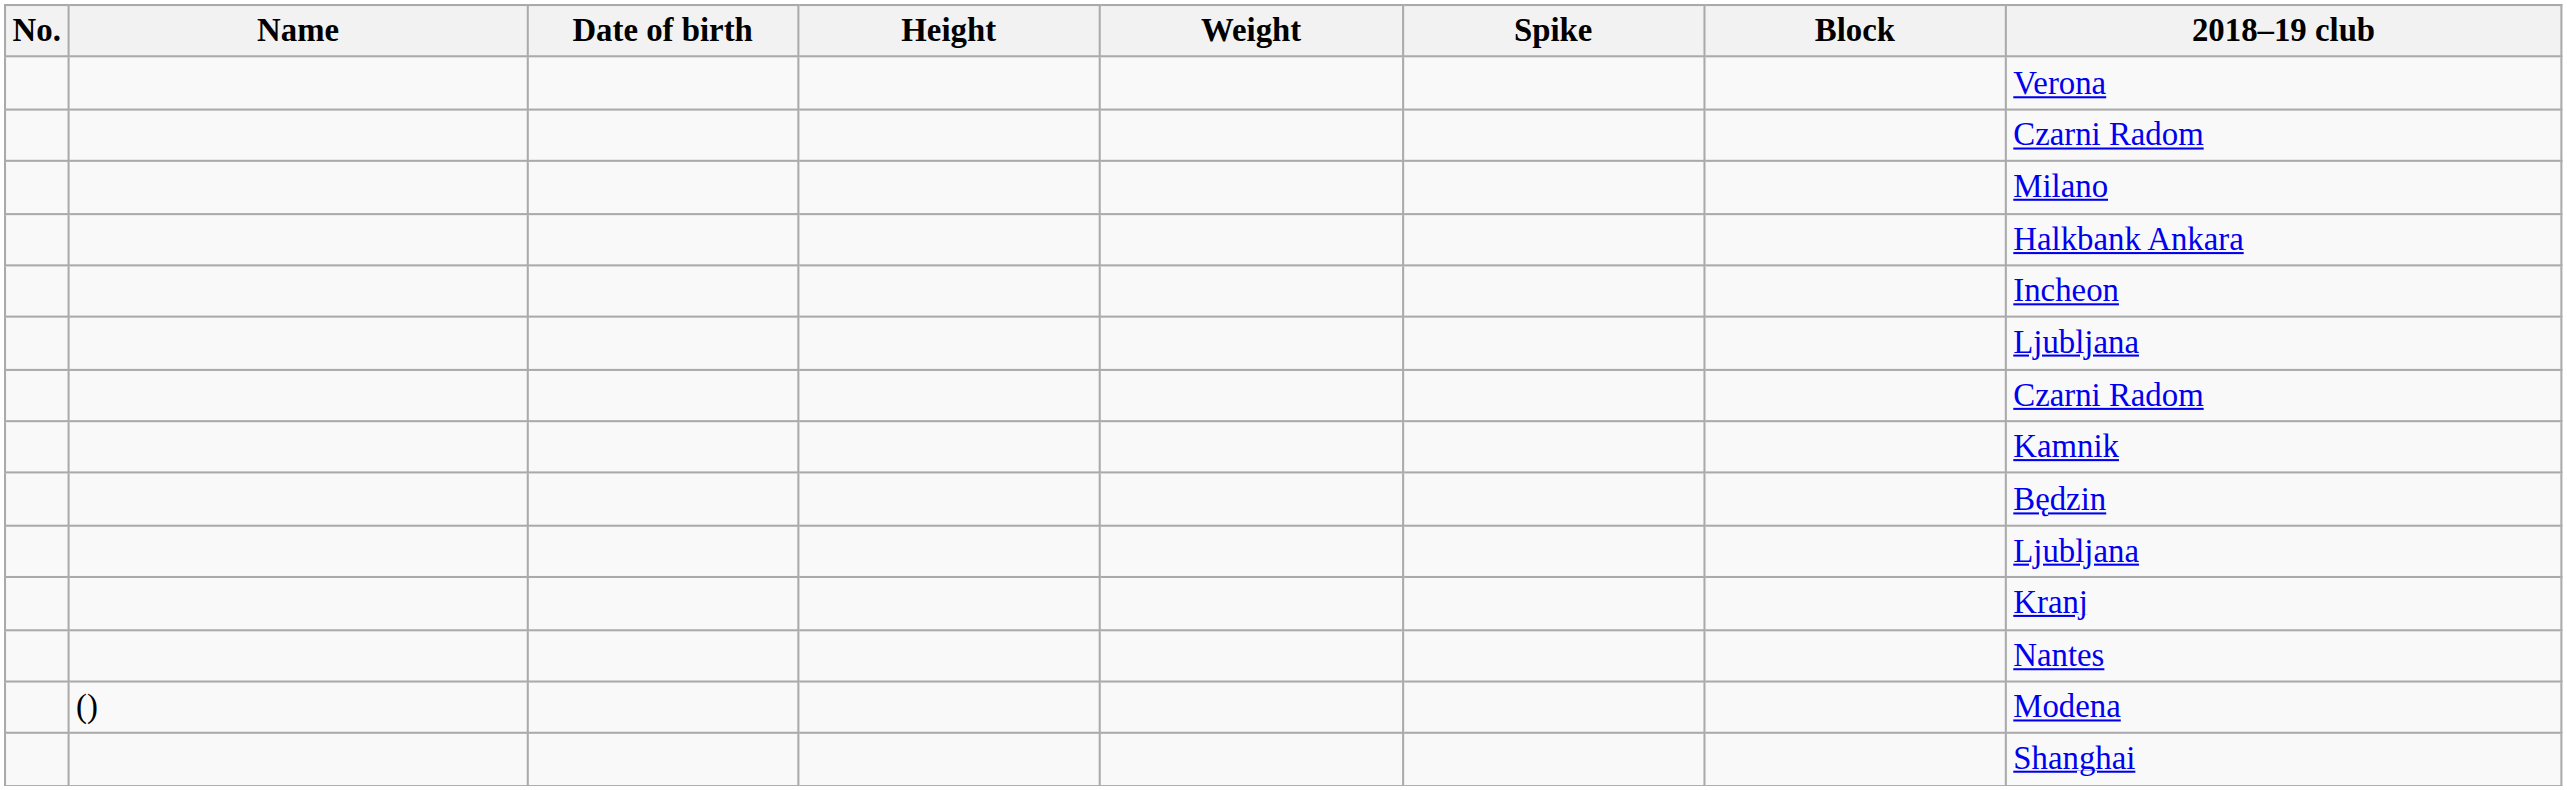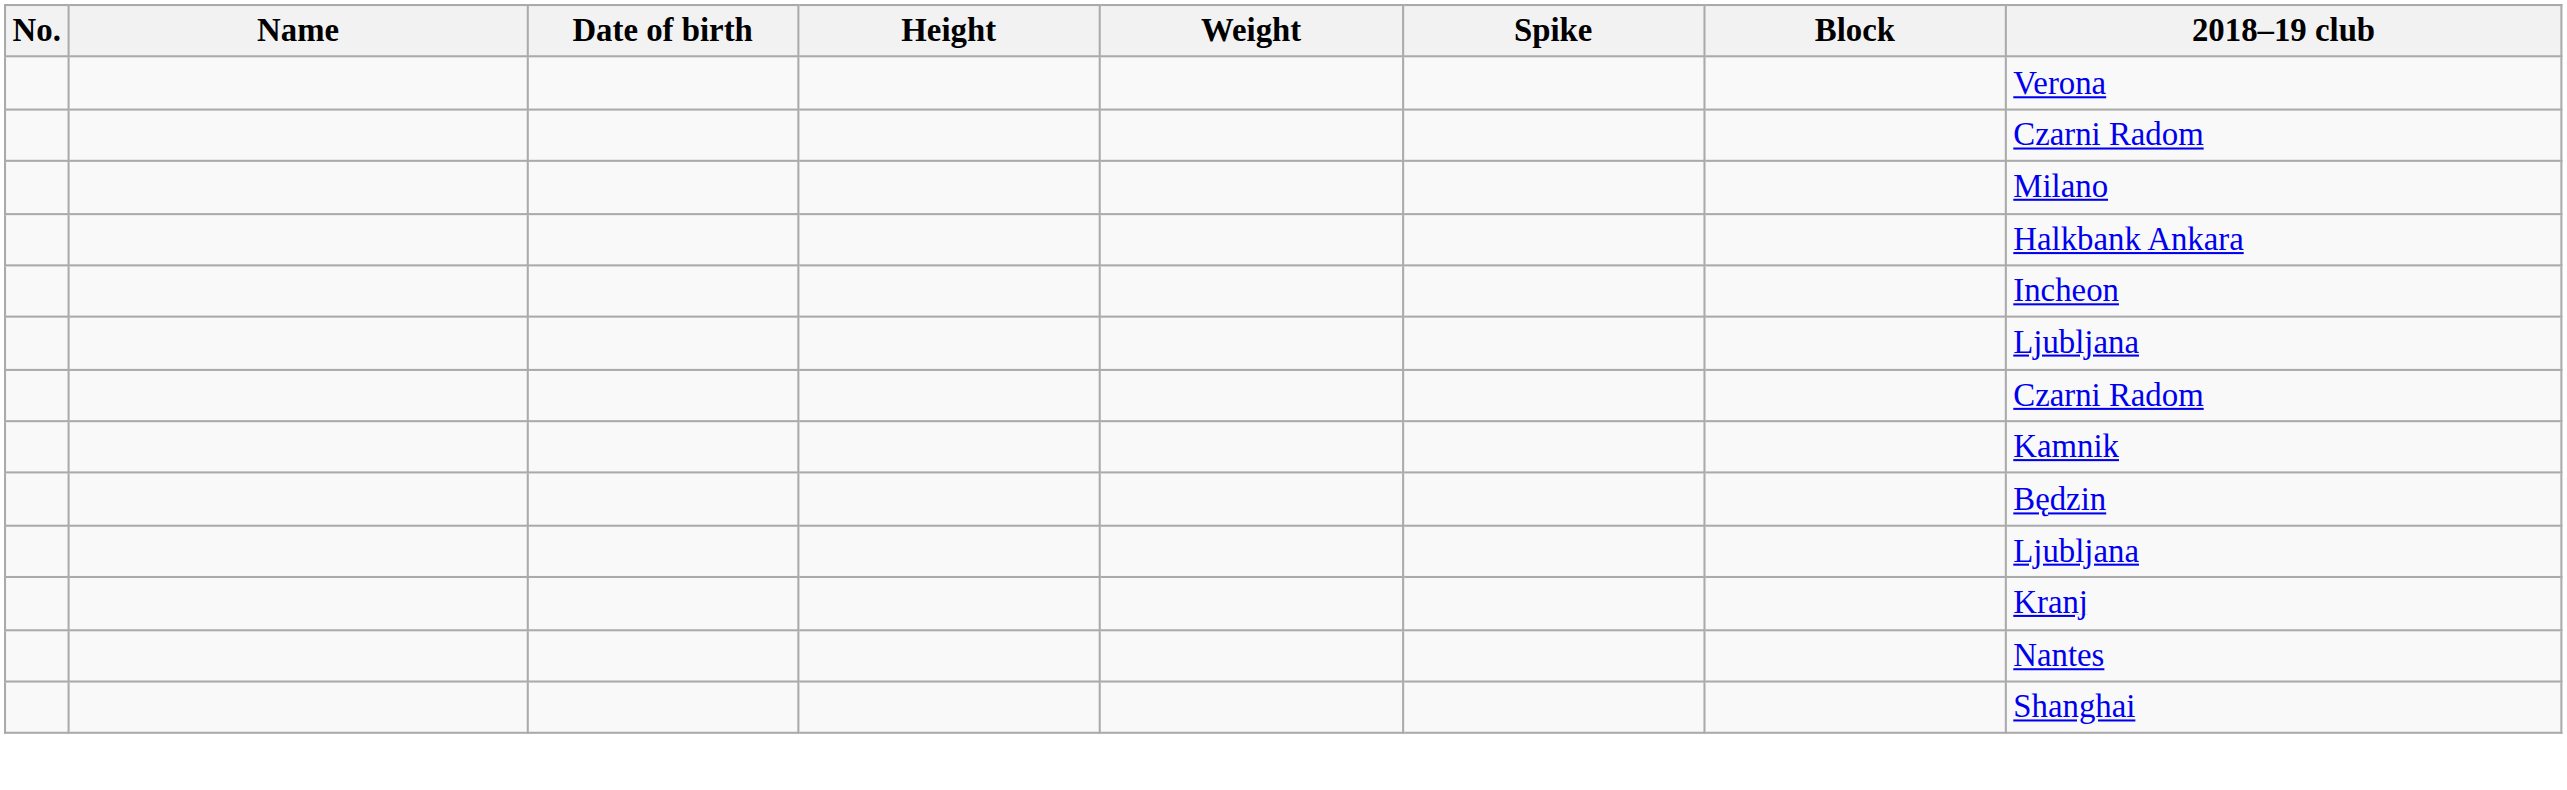- row: (37, 707)
